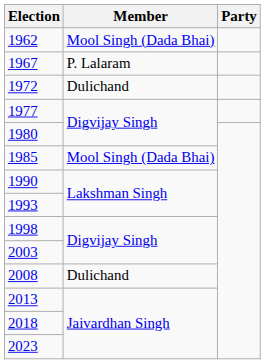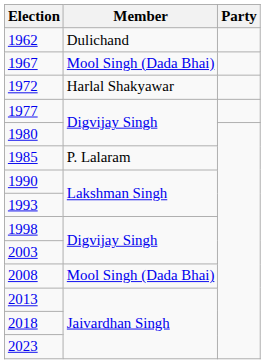(141, 39) Mool Singh (Dada Bhai) -> (98, 39) Dulichand
(99, 63) P. Lalaram -> (141, 63) Mool Singh (Dada Bhai)
(98, 87) Dulichand -> (120, 87) Harlal Shakyawar
(141, 157) Mool Singh (Dada Bhai) -> (99, 157) P. Lalaram
(98, 275) Dulichand -> (141, 275) Mool Singh (Dada Bhai)
